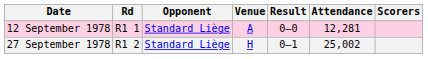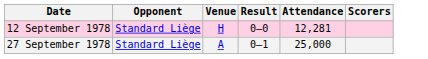- column: (127, 13)
(250, 29) A -> (221, 29) H
(250, 46) H -> (221, 46) A
(342, 46) 25,002 -> (313, 46) 25,000
